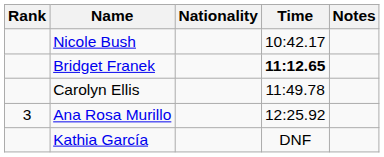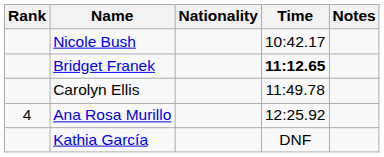(27, 115) 3 -> (27, 115) 4
